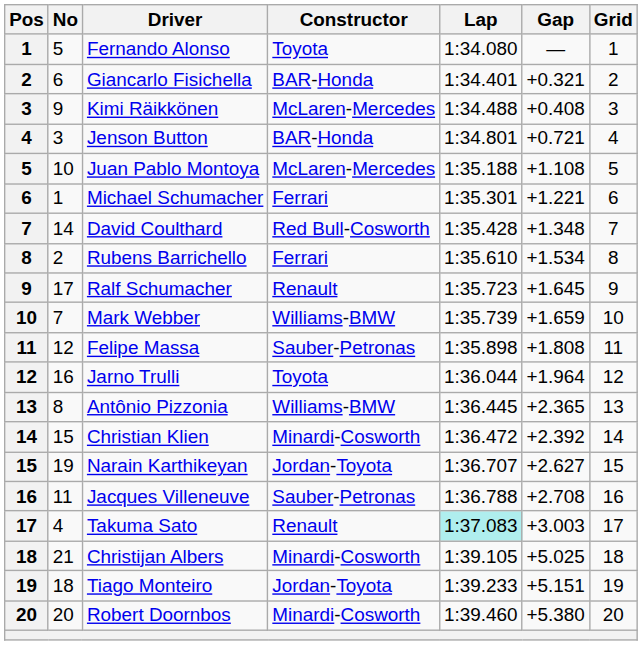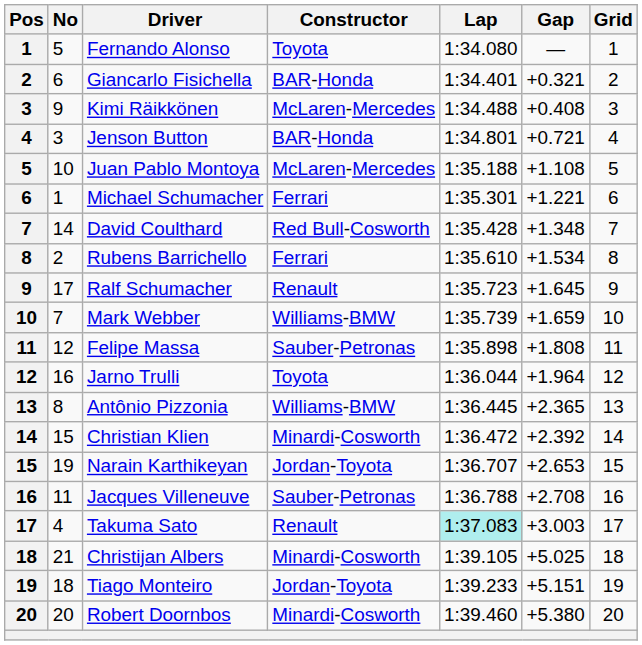(556, 466) +2.627 -> (556, 466) +2.653
